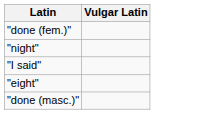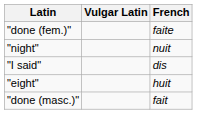+ column: (171, 13)
